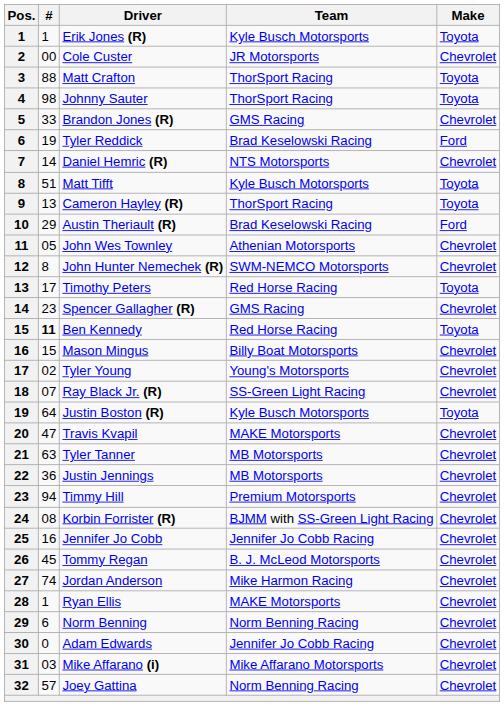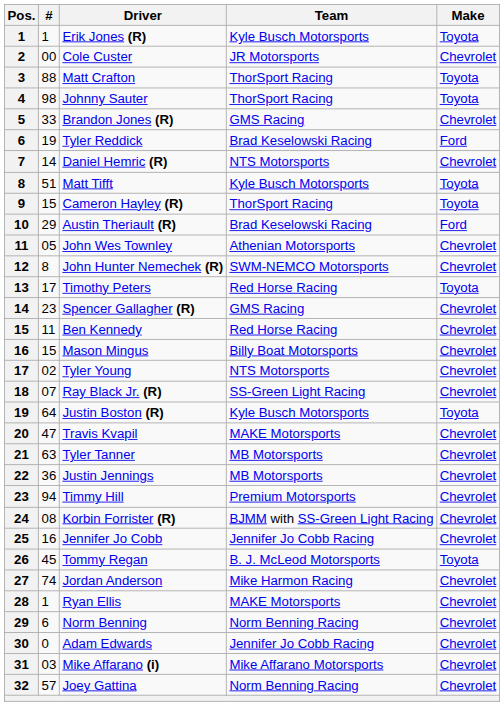(49, 203) 13 -> (49, 203) 15
(49, 329) bold -> (48, 329) normal
(459, 329) Toyota -> (468, 329) Chevrolet
(289, 371) Young's Motorsports -> (279, 371) NTS Motorsports
(468, 559) Chevrolet -> (459, 559) Toyota
